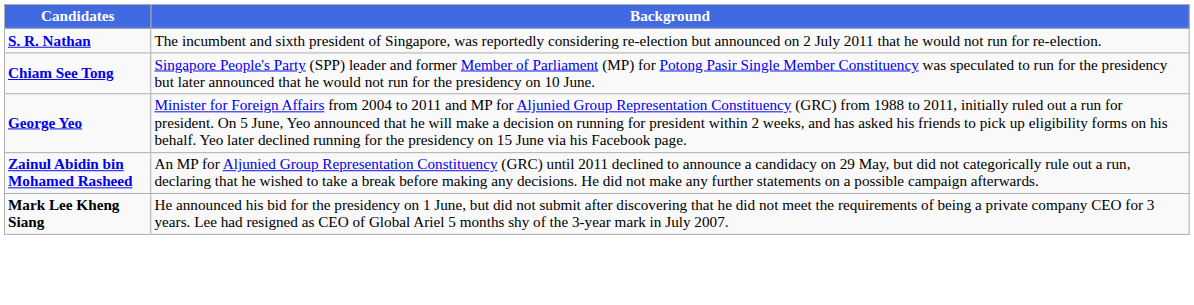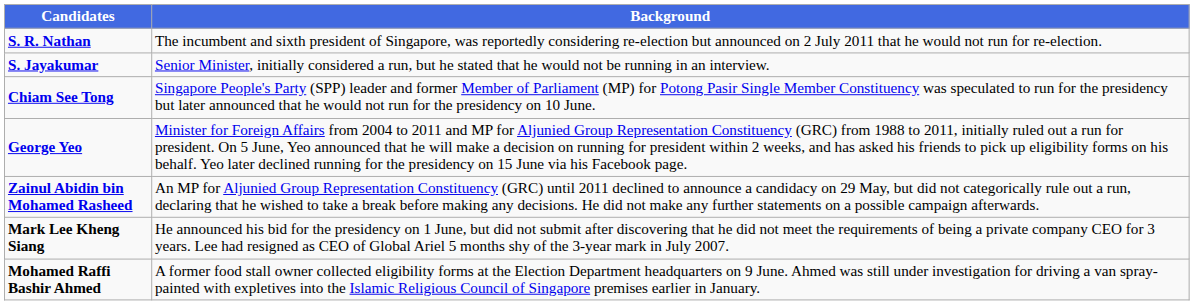+ row: (53, 64)
+ row: (59, 279)
